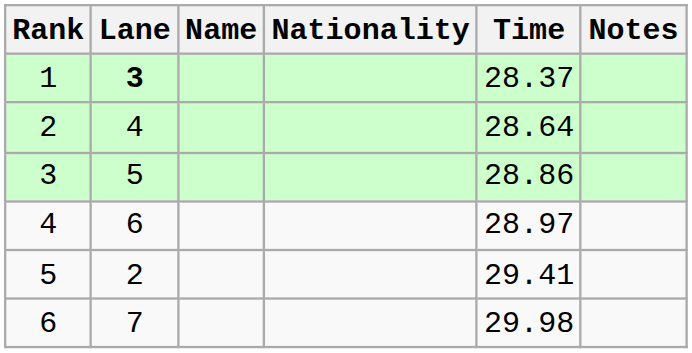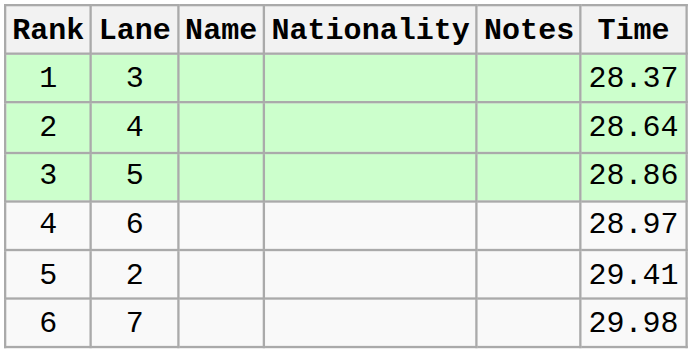columns swapped: (529, 30) <-> (634, 30)
(135, 79) bold -> (135, 79) normal
